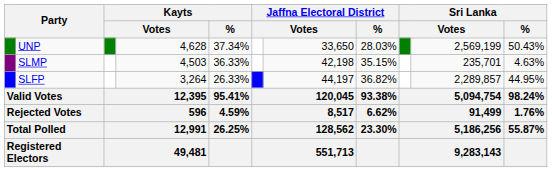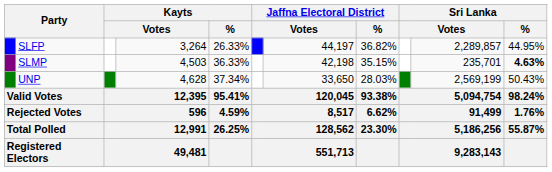rows swapped: (29, 46) <-> (31, 79)
(529, 63) normal -> (529, 63) bold
